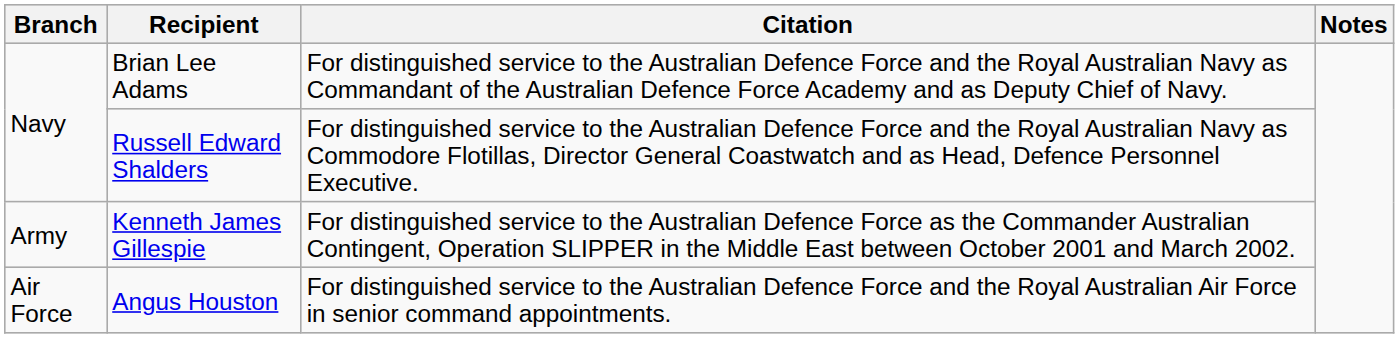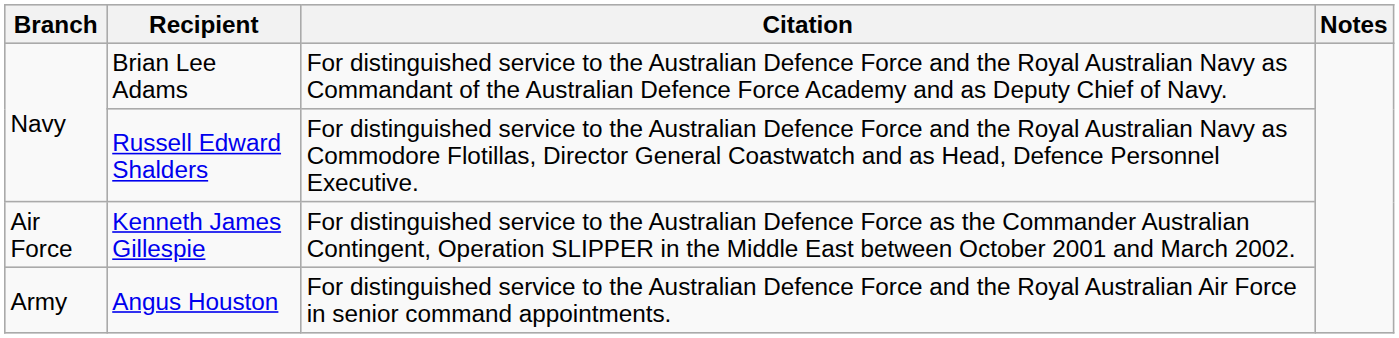(39, 235) Army -> (42, 235) Air Force
(42, 301) Air Force -> (39, 301) Army
